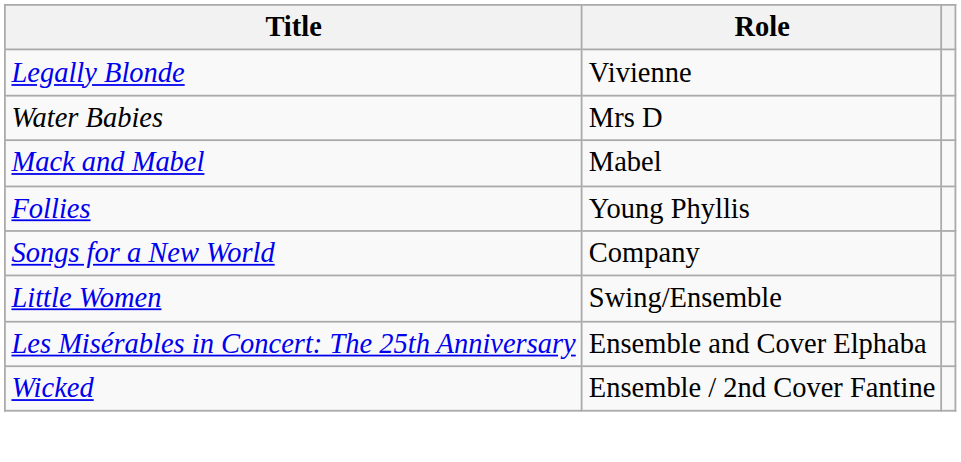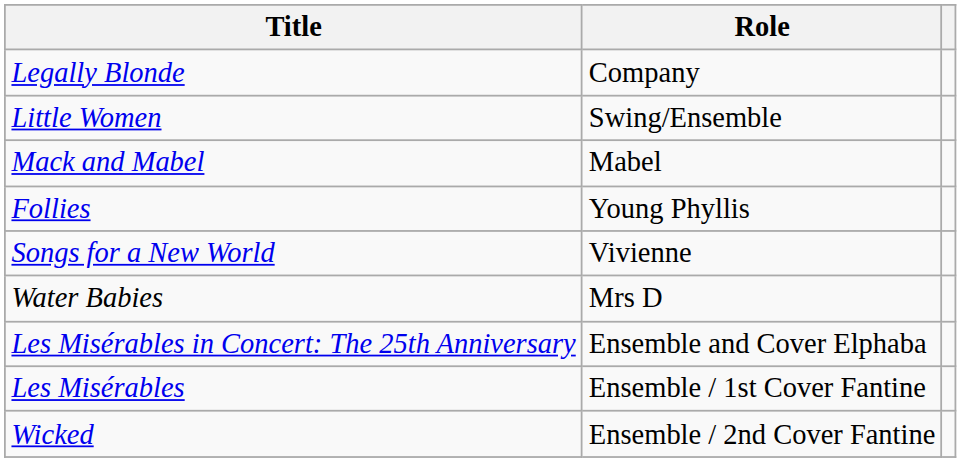(640, 72) Vivienne -> (644, 72) Company
rows swapped: (87, 117) <-> (86, 298)
(644, 252) Company -> (640, 252) Vivienne
+ row: (98, 388)
